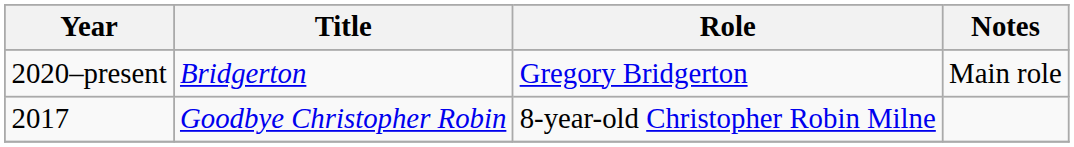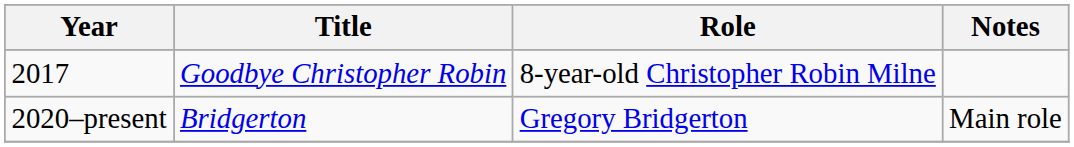rows swapped: (40, 118) <-> (89, 73)
